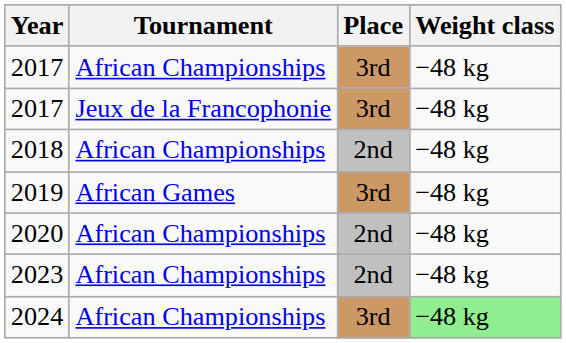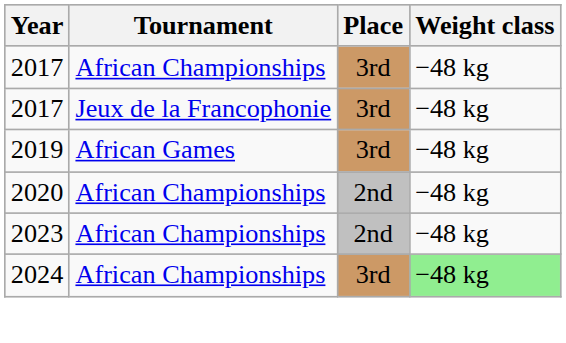- row: (37, 150)
